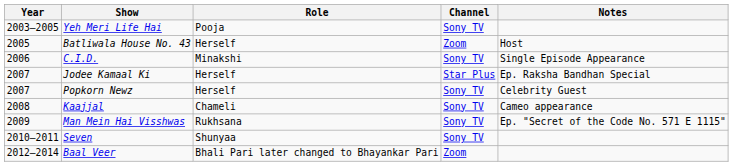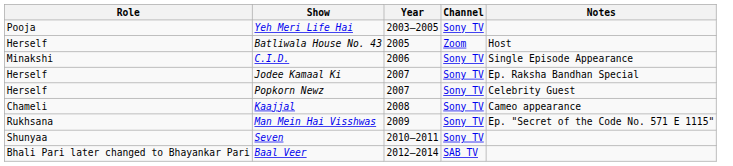columns swapped: (33, 12) <-> (317, 12)
(469, 75) Star Plus -> (463, 75) Sony TV
(455, 153) Zoom -> (461, 153) SAB TV
